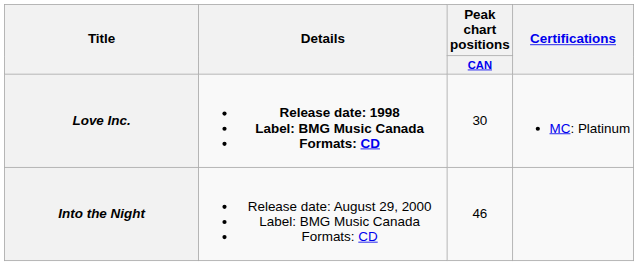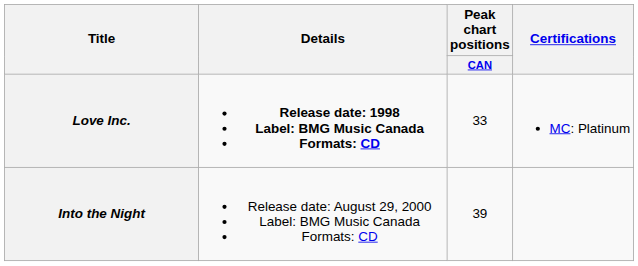(480, 120) 30 -> (480, 120) 33
(480, 214) 46 -> (480, 214) 39
